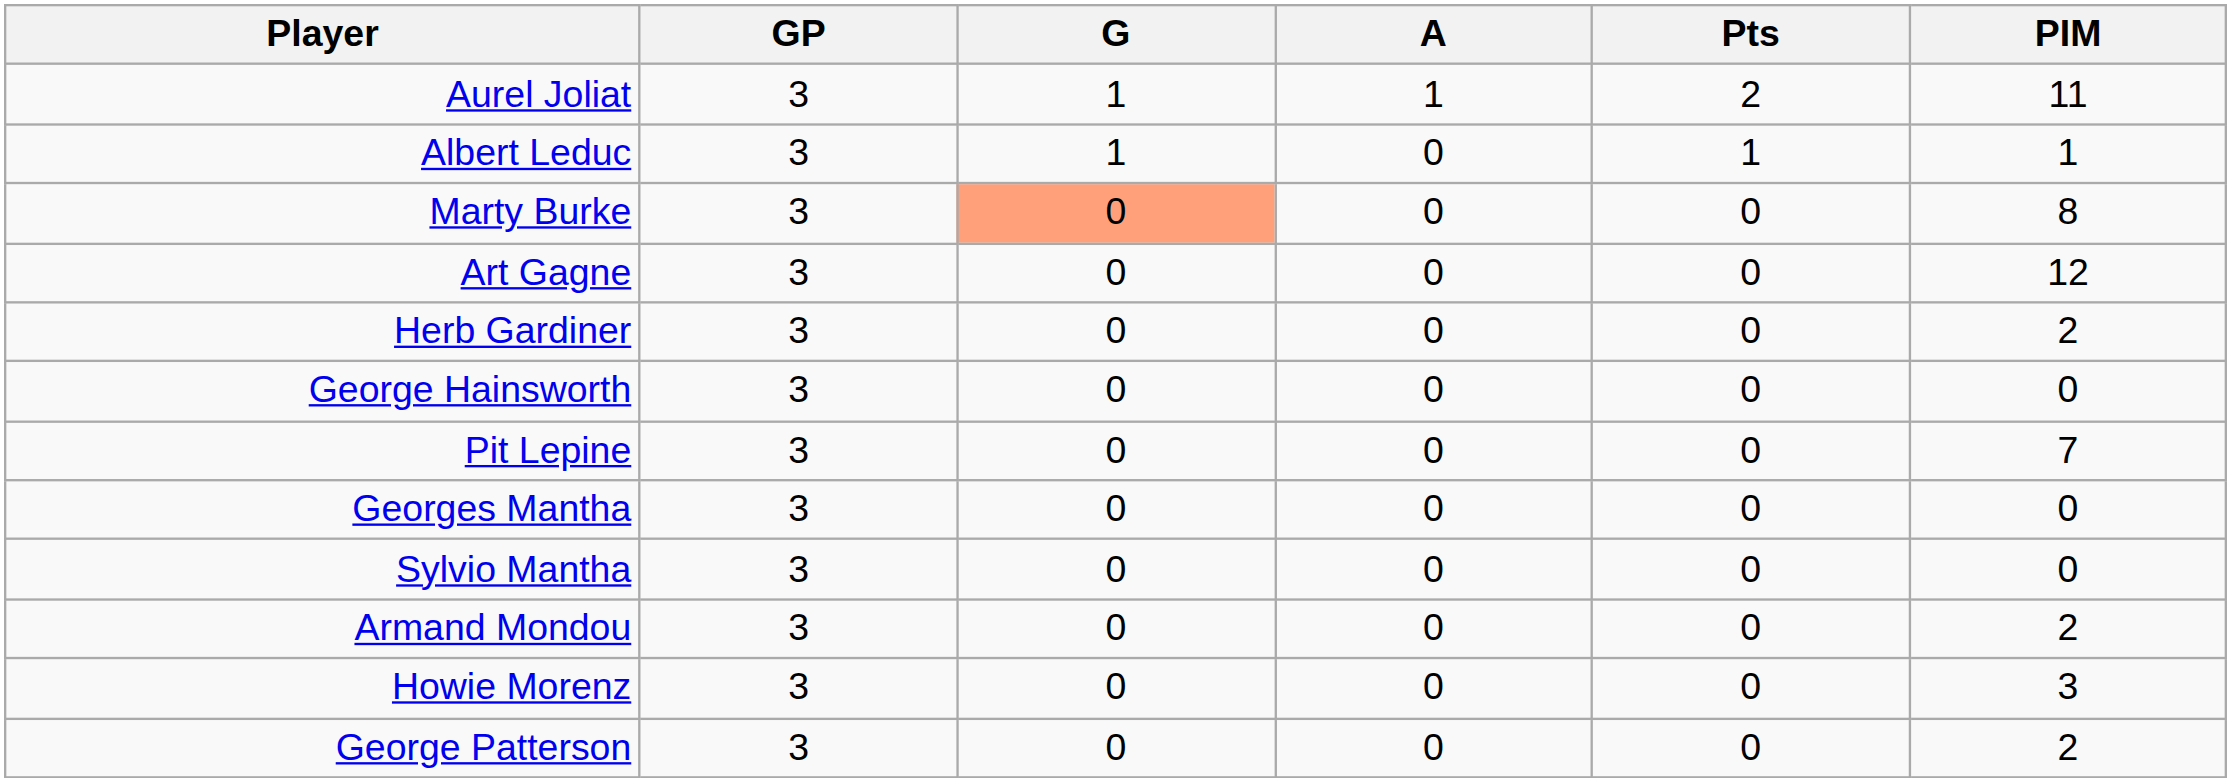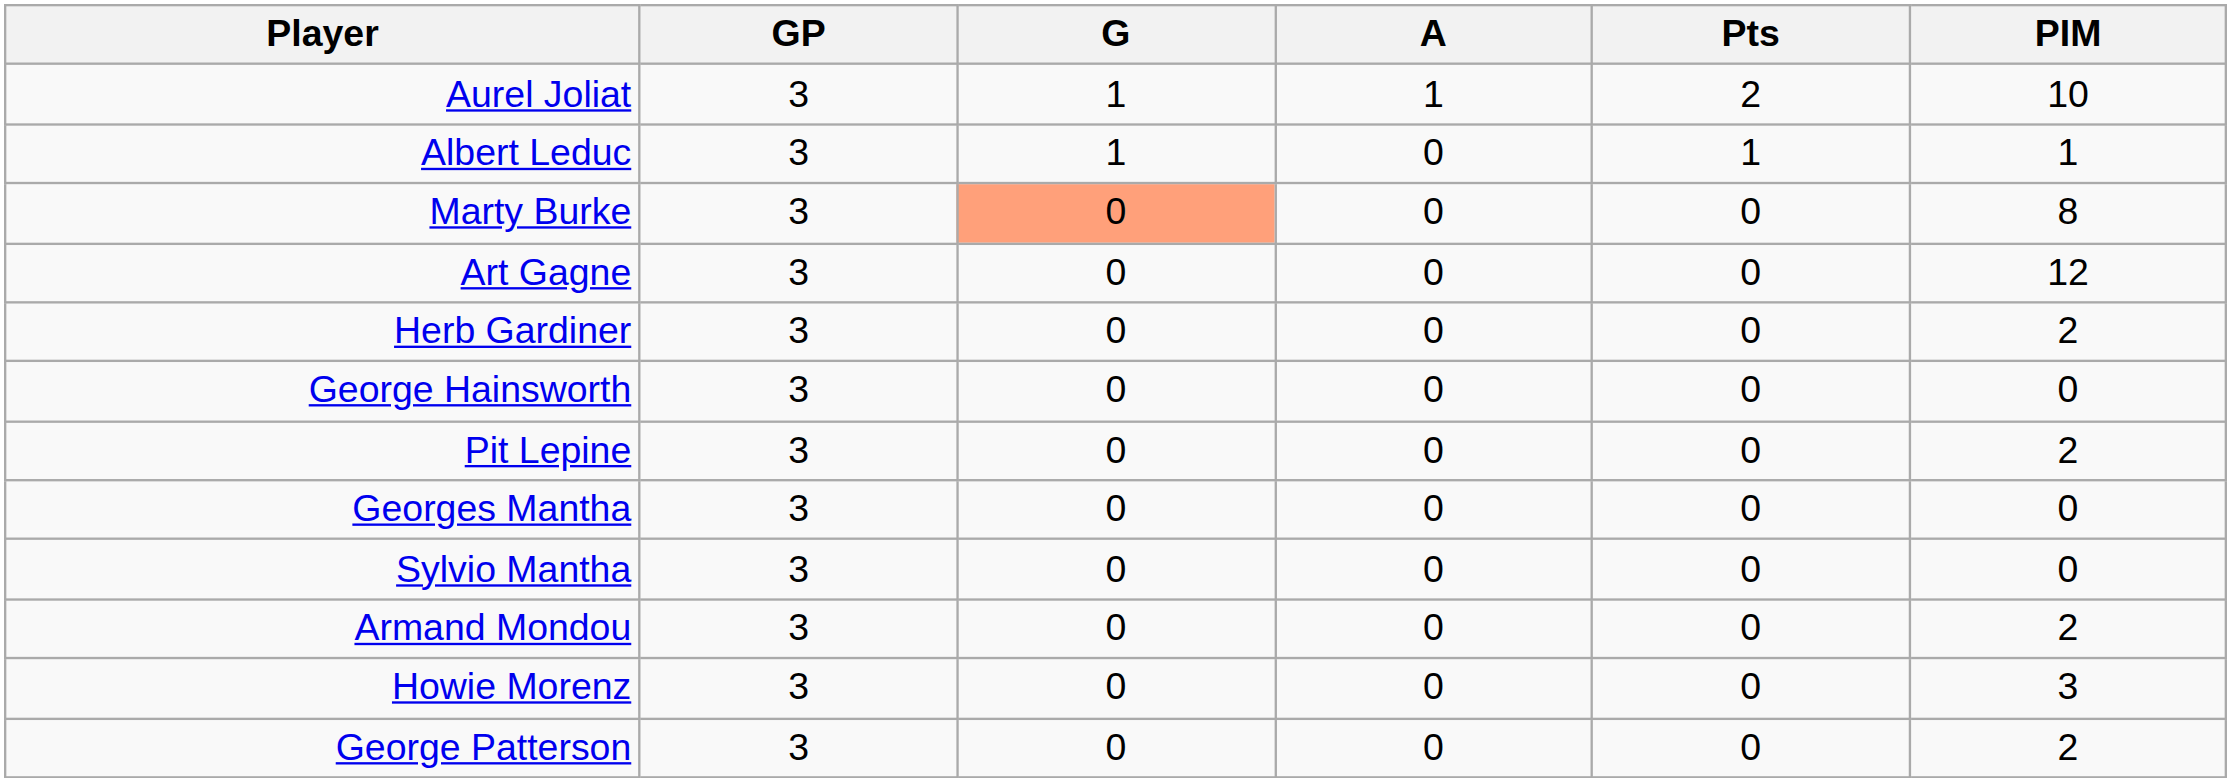(2068, 93) 11 -> (2068, 93) 10
(2068, 449) 7 -> (2068, 449) 2
